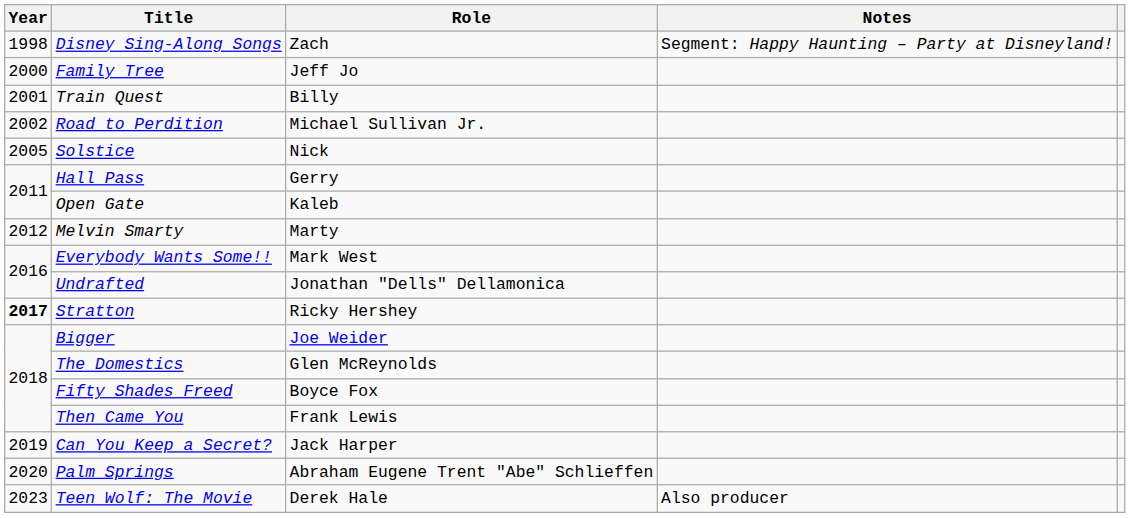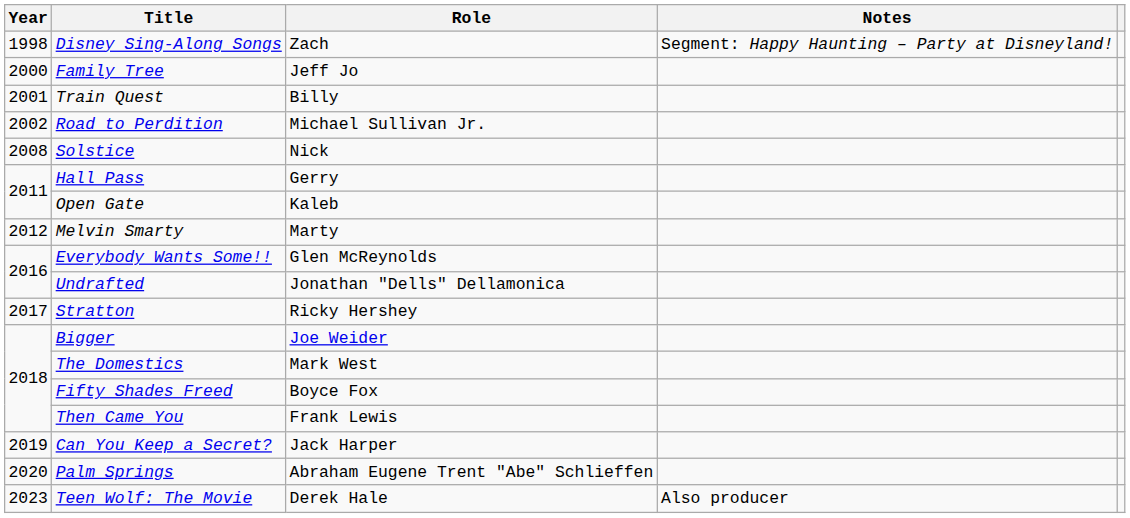(28, 151) 2005 -> (28, 151) 2008
(334, 258) Mark West -> (363, 258) Glen McReynolds
(28, 312) bold -> (28, 312) normal
(363, 365) Glen McReynolds -> (334, 365) Mark West
